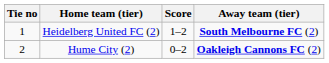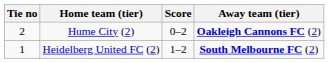rows swapped: (101, 31) <-> (101, 49)
